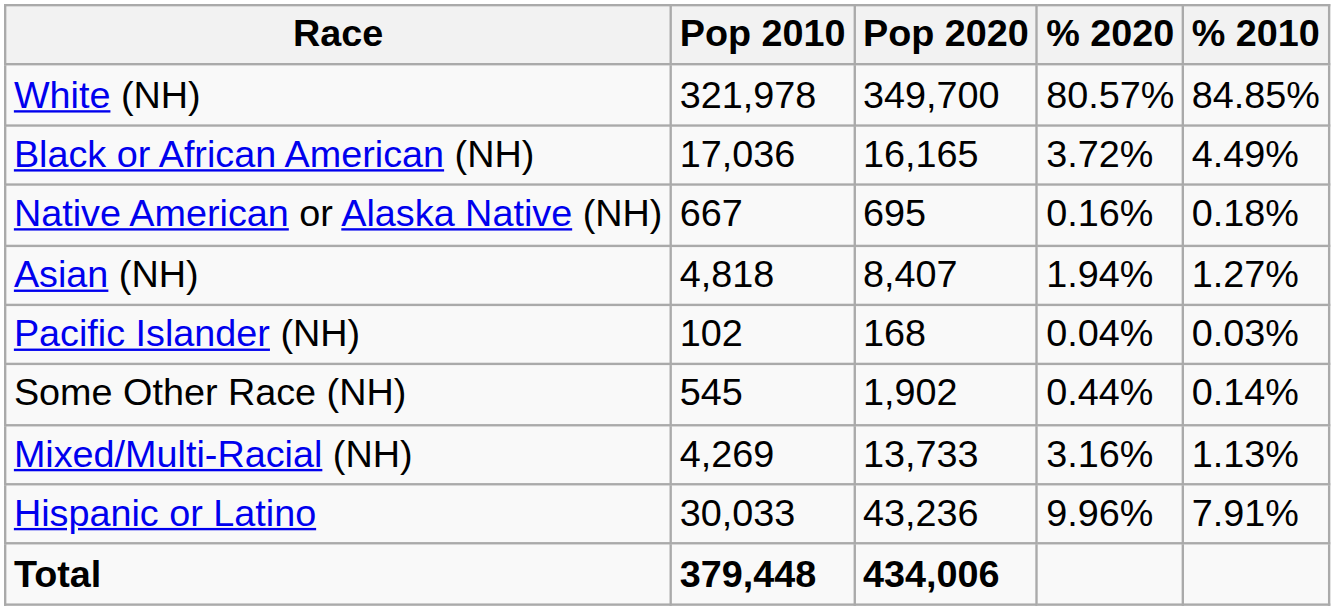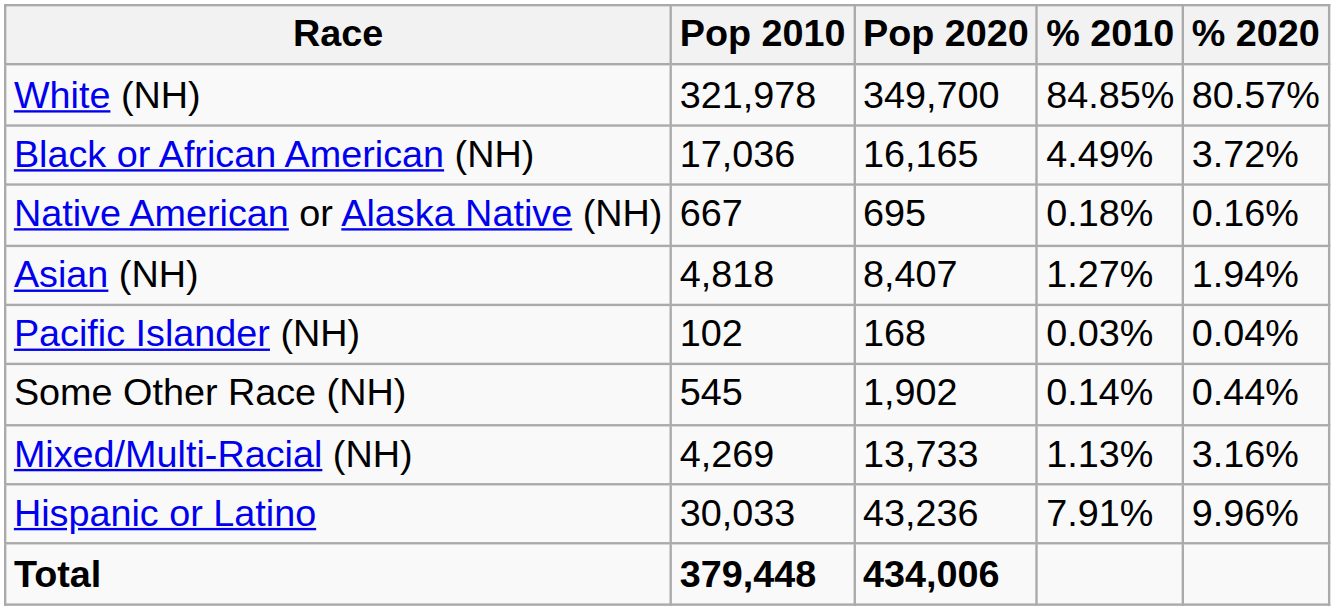columns swapped: (1256, 34) <-> (1110, 34)
